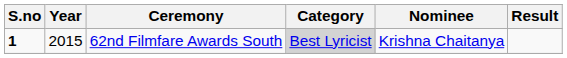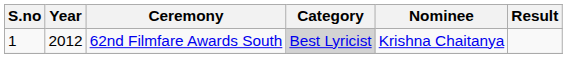(12, 41) bold -> (12, 41) normal
(65, 41) 2015 -> (65, 41) 2012
